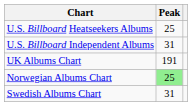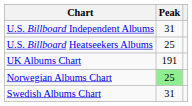rows swapped: (80, 28) <-> (80, 45)
